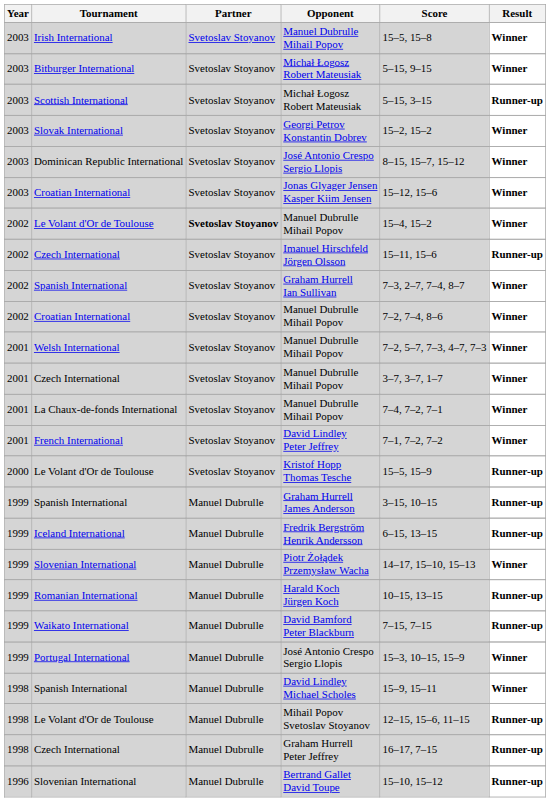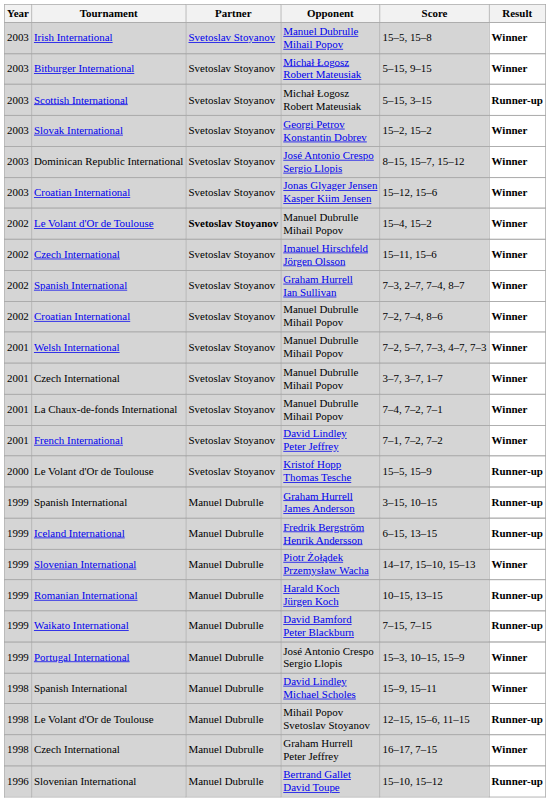(517, 255) Runner-up -> (509, 255) Winner
(517, 750) Runner-up -> (509, 750) Winner
